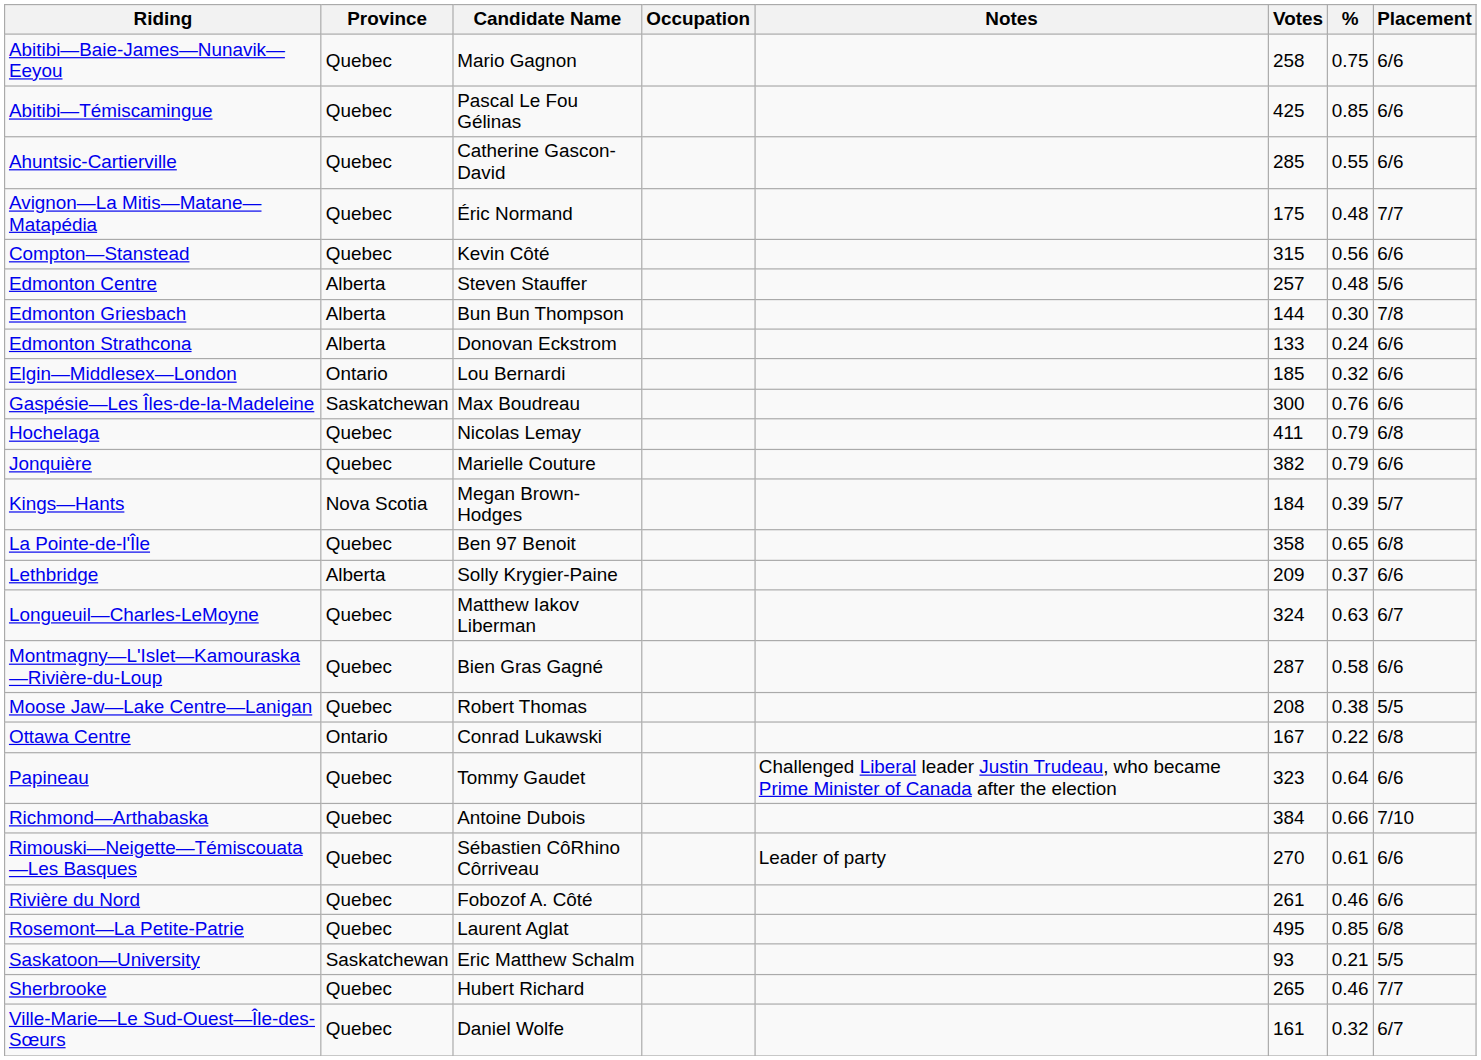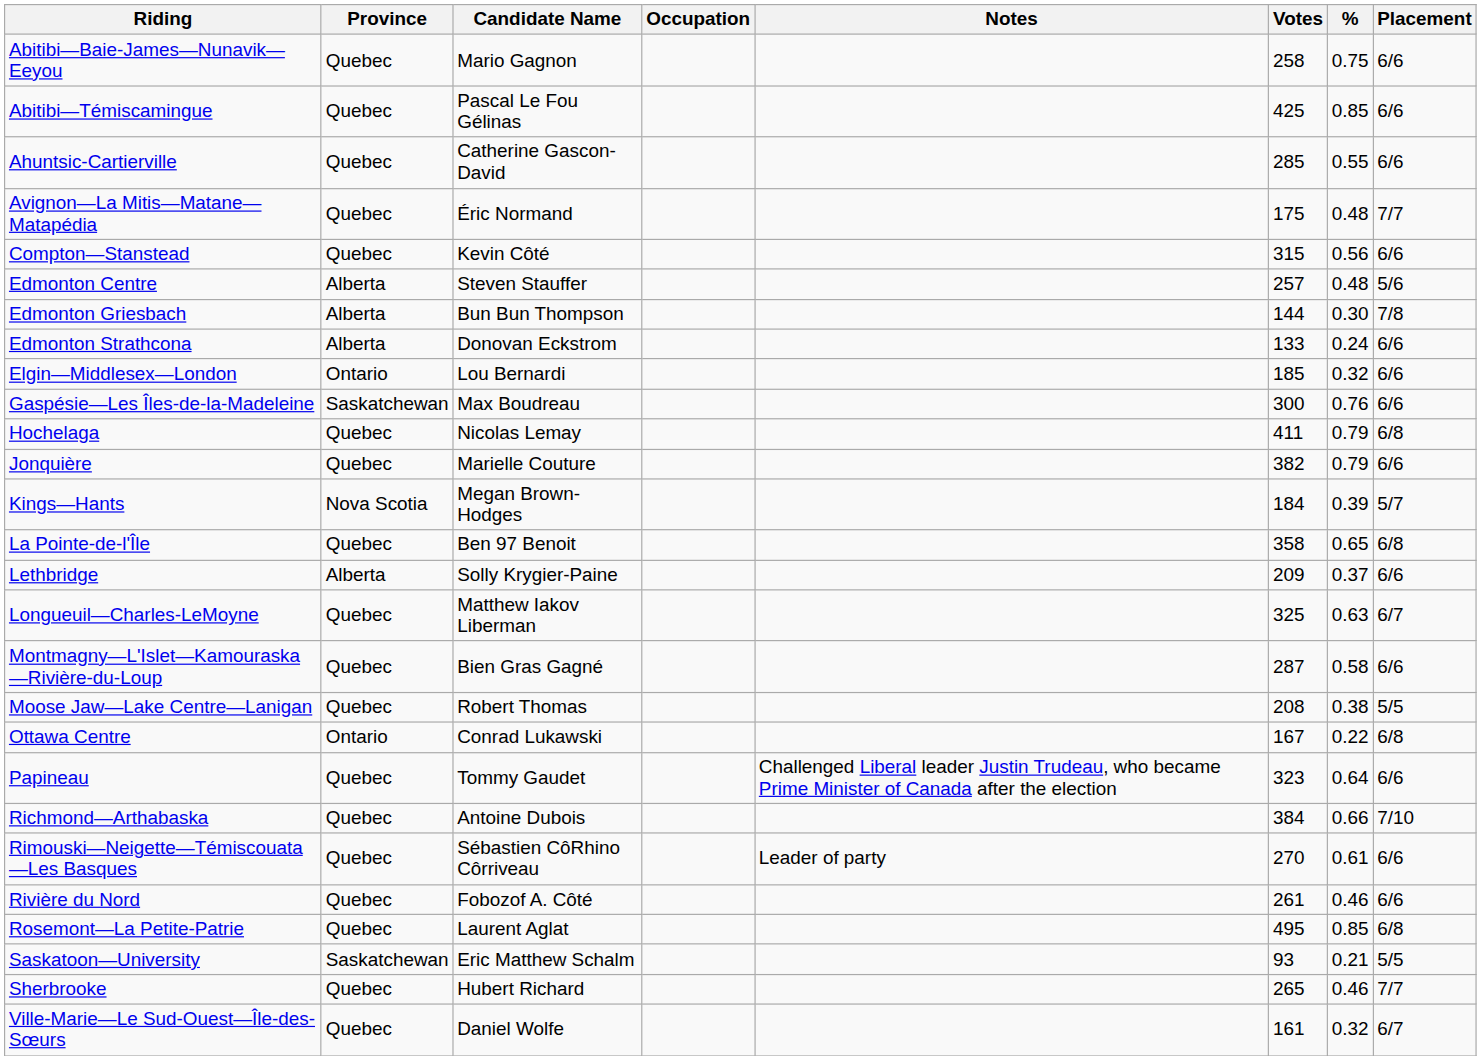(1289, 615) 324 -> (1289, 615) 325
